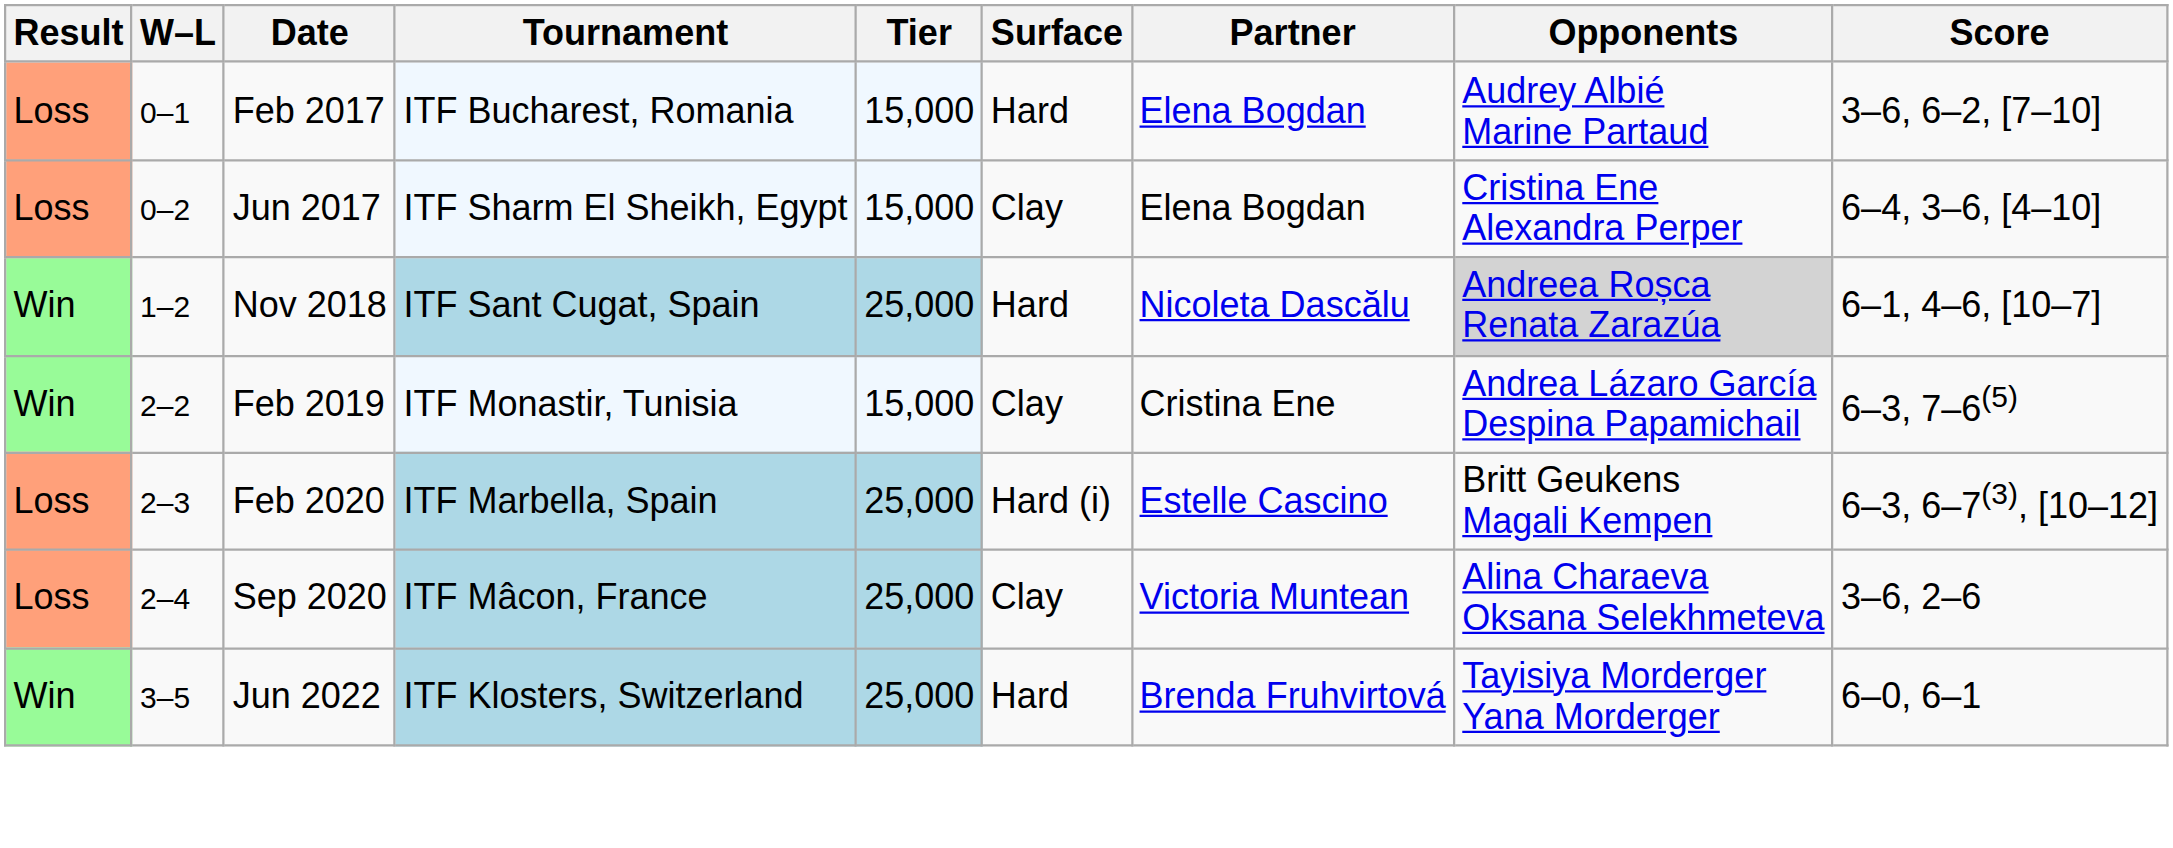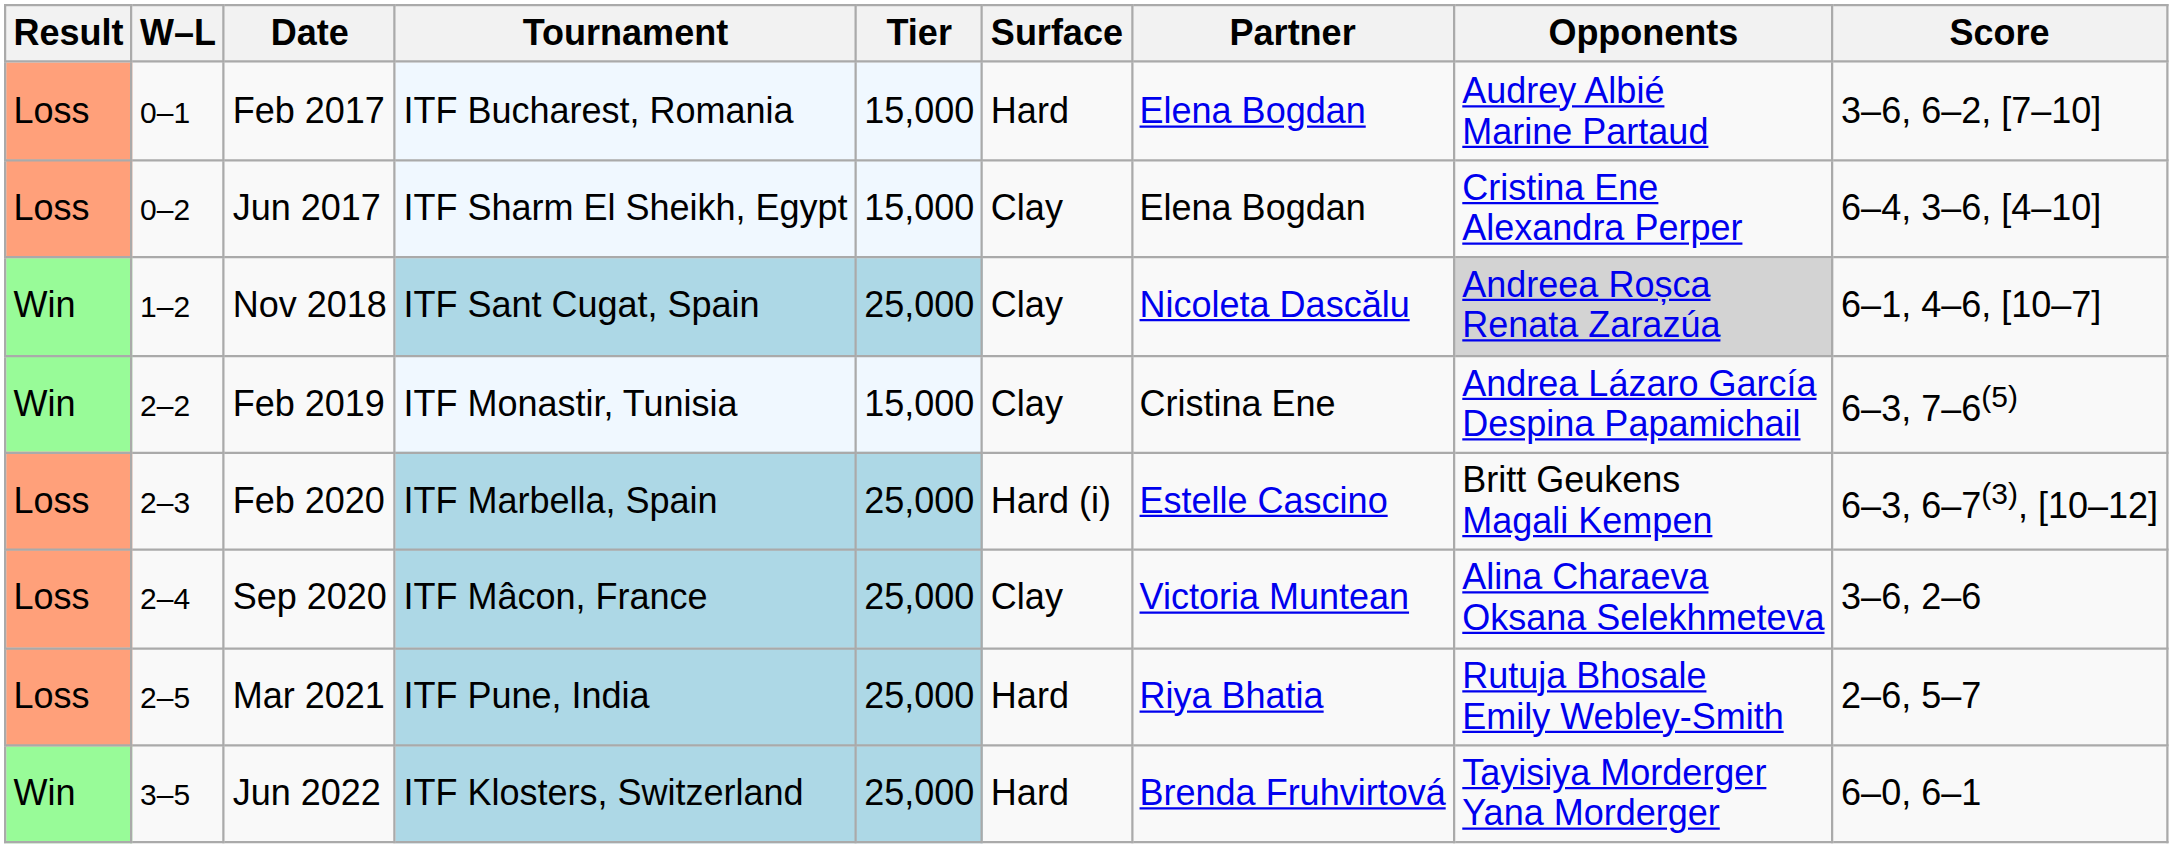(1030, 305) Hard -> (1027, 305) Clay
+ row: (309, 695)
